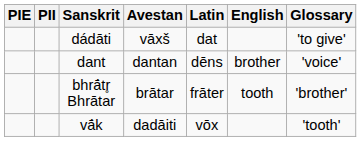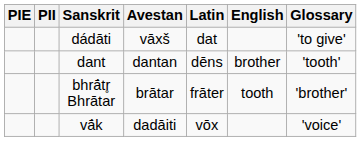(321, 62) 'voice' -> (321, 62) 'tooth'
(321, 124) 'tooth' -> (321, 124) 'voice'
